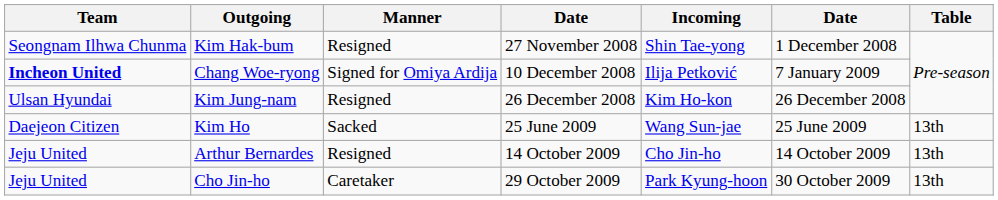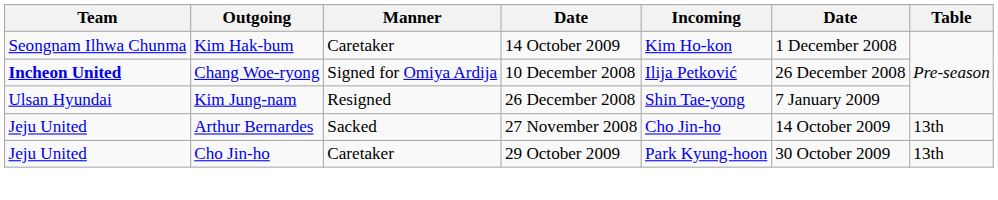(359, 45) Resigned -> (361, 45) Caretaker
(571, 45) 27 November 2008 -> (563, 45) 14 October 2009
(695, 45) Shin Tae-yong -> (689, 45) Kim Ho-kon
(827, 72) 7 January 2009 -> (840, 72) 26 December 2008
(689, 99) Kim Ho-kon -> (695, 99) Shin Tae-yong
(840, 99) 26 December 2008 -> (827, 99) 7 January 2009
- row: (222, 126)
(359, 153) Resigned -> (352, 126) Sacked
(563, 153) 14 October 2009 -> (571, 126) 27 November 2008
